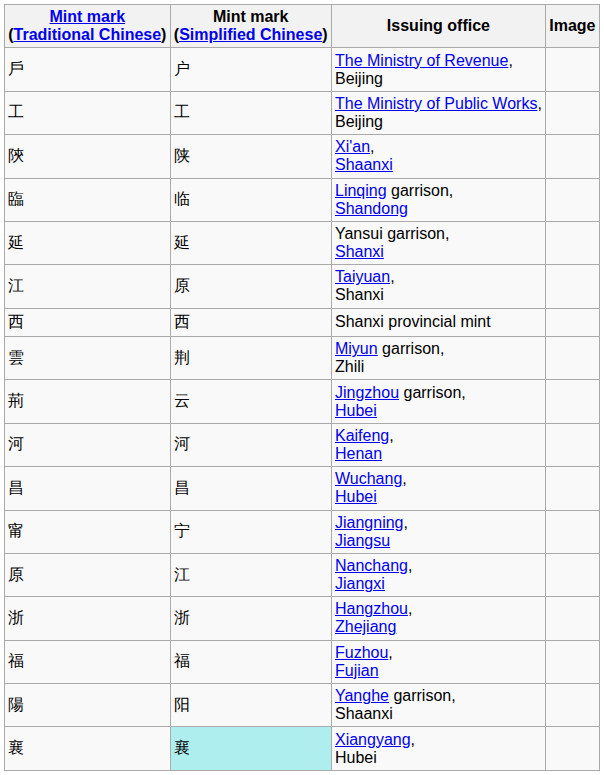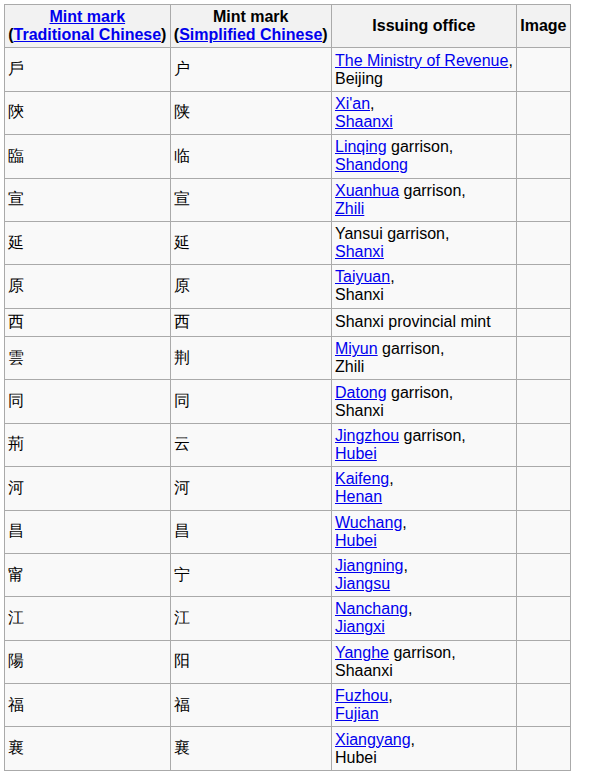- row: (438, 112)
+ row: (400, 199)
(16, 285) 江 -> (16, 285) 原
+ row: (394, 401)
(16, 574) 原 -> (16, 617) 江
- row: (374, 618)
rows swapped: (364, 661) <-> (395, 705)
(182, 748) paleturquoise background -> (182, 748) no background
